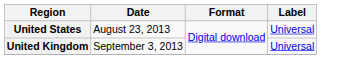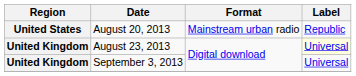+ row: (132, 29)
(48, 29) United States -> (48, 46) United Kingdom
(292, 29) no background -> (326, 46) lightyellow background
